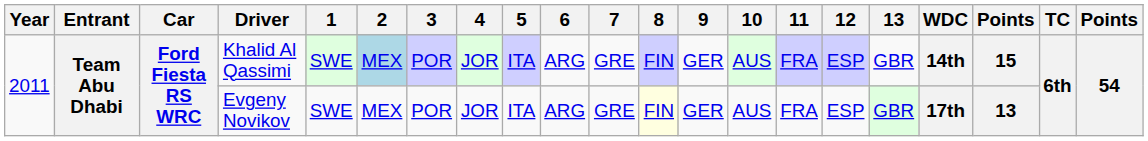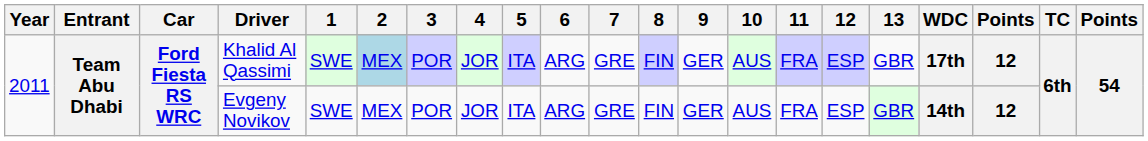(946, 60) 14th -> (946, 60) 17th
(1006, 60) 15 -> (1006, 60) 12
(659, 111) lightyellow background -> (659, 111) no background
(946, 111) 17th -> (946, 111) 14th
(1006, 111) 13 -> (1006, 111) 12
